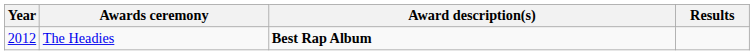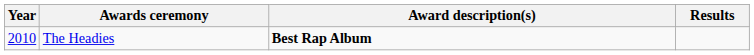(22, 38) 2012 -> (22, 38) 2010
